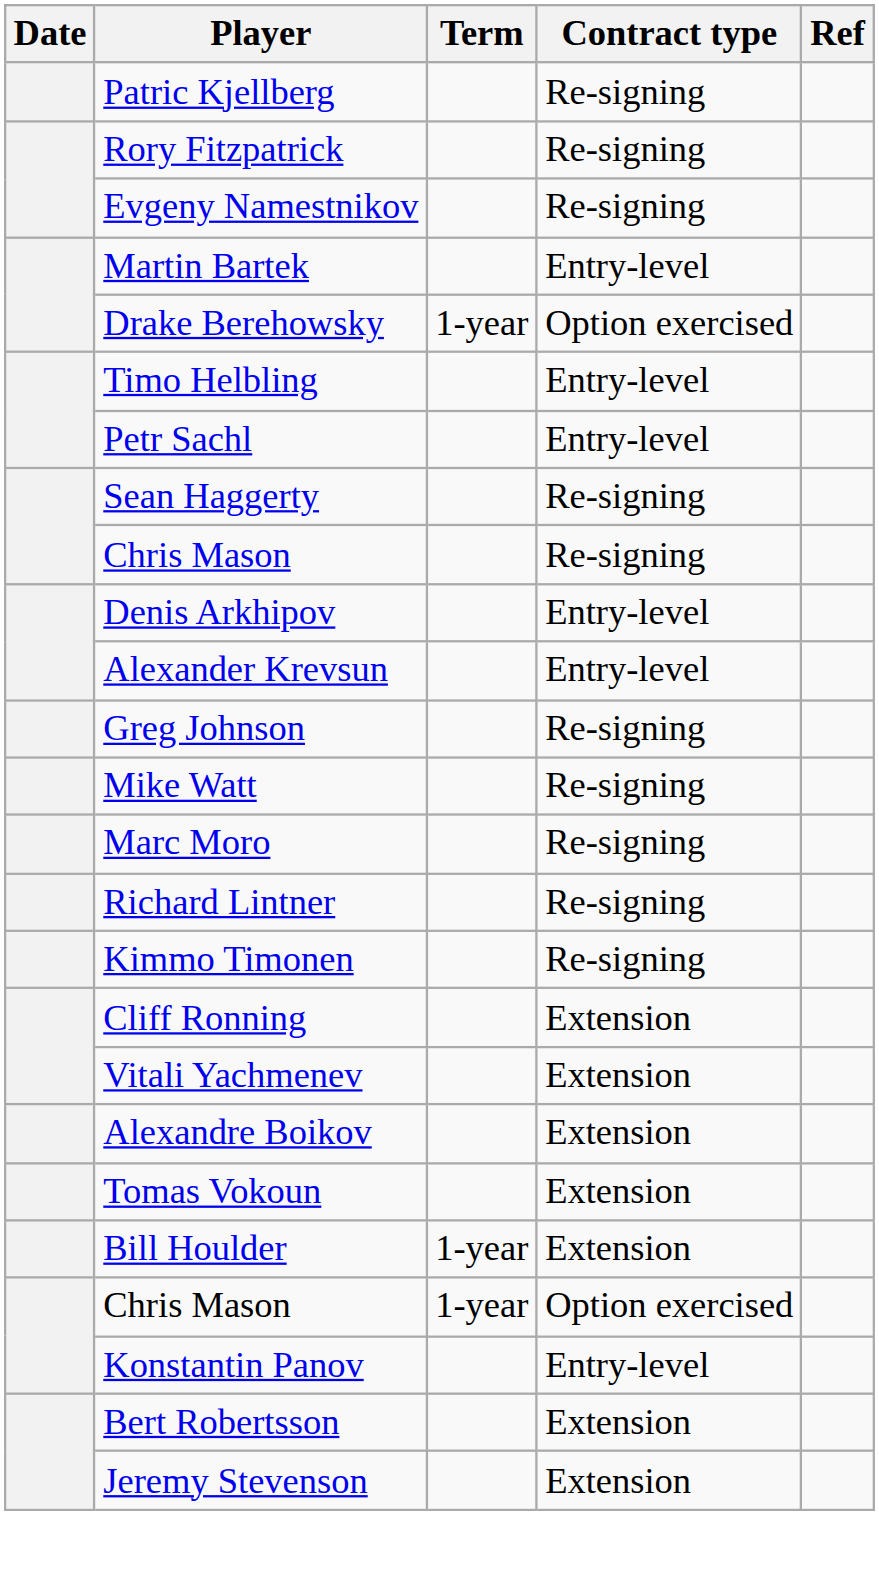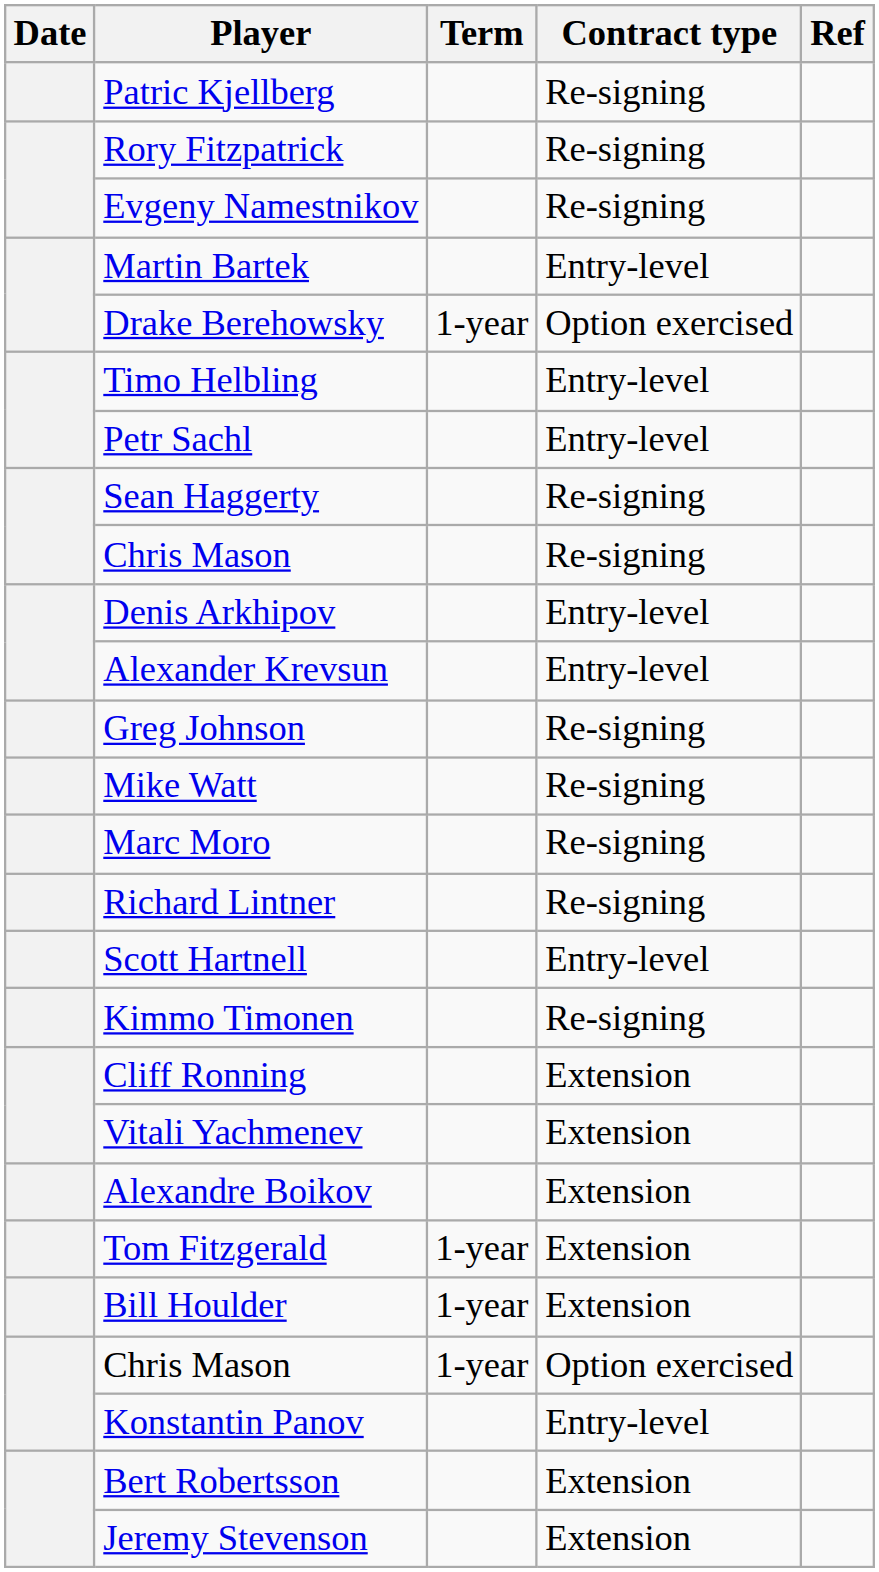+ row: (205, 959)
- row: (212, 1190)
+ row: (215, 1248)
